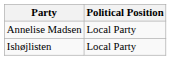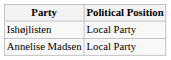rows swapped: (29, 47) <-> (44, 30)
